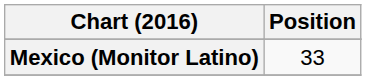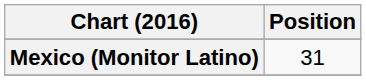(313, 57) 33 -> (313, 57) 31
